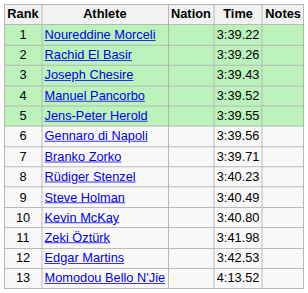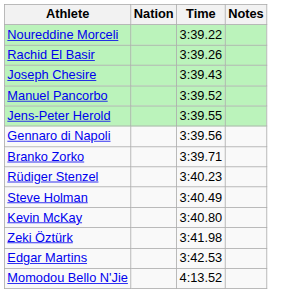- column: (23, 14)
